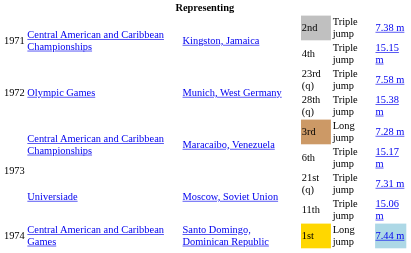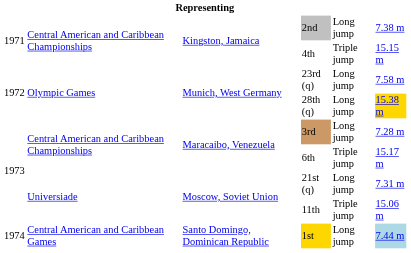(345, 28) Triple jump -> (344, 28) Long jump
(345, 80) Triple jump -> (344, 80) Long jump
(345, 106) Triple jump -> (344, 106) Long jump
(387, 106) no background -> (387, 106) gold background
(345, 184) Triple jump -> (344, 184) Long jump
